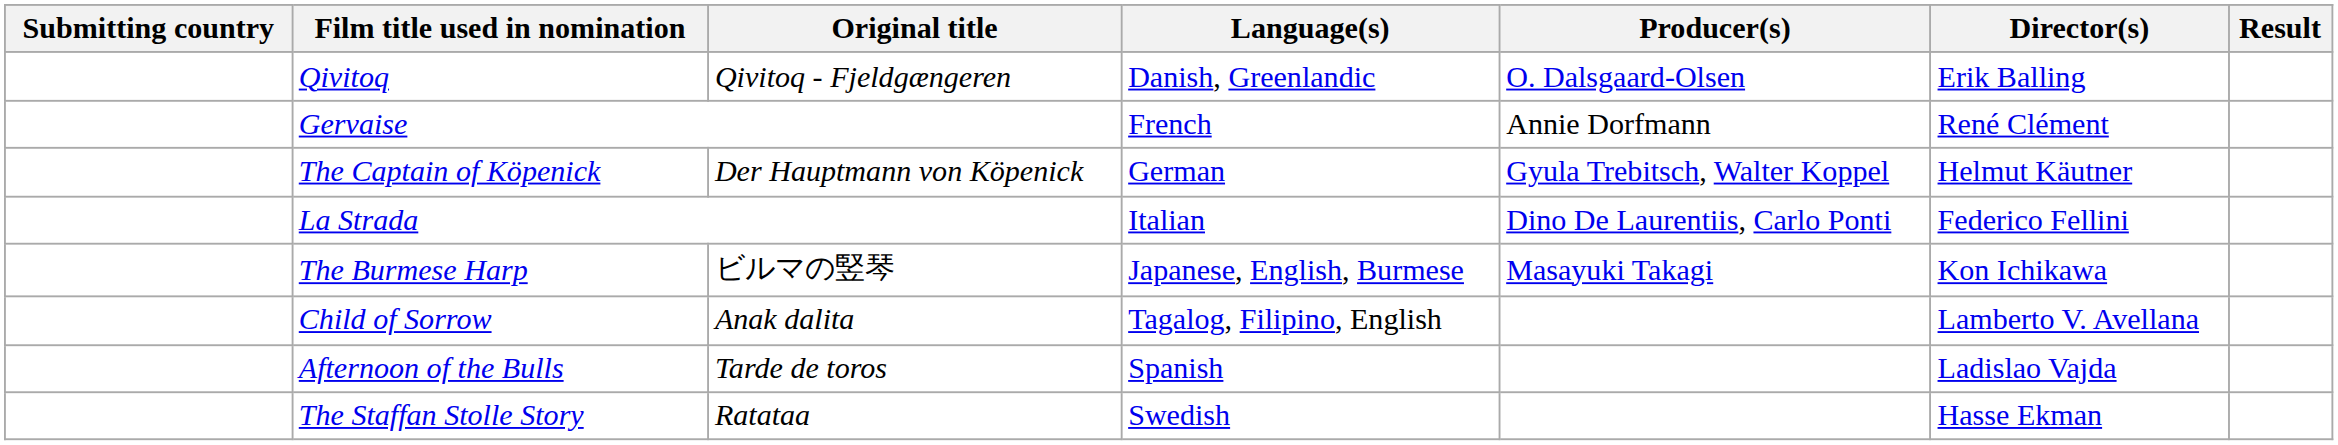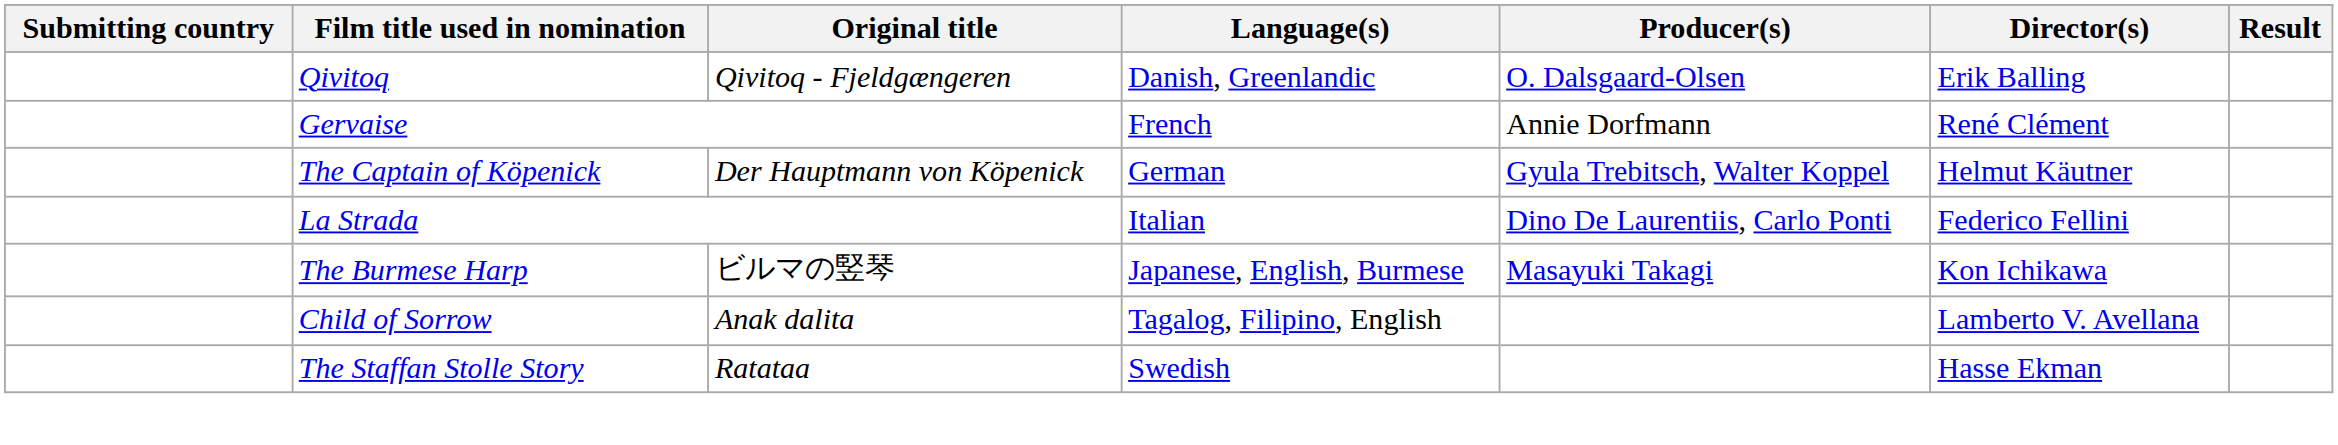- row: (431, 367)
